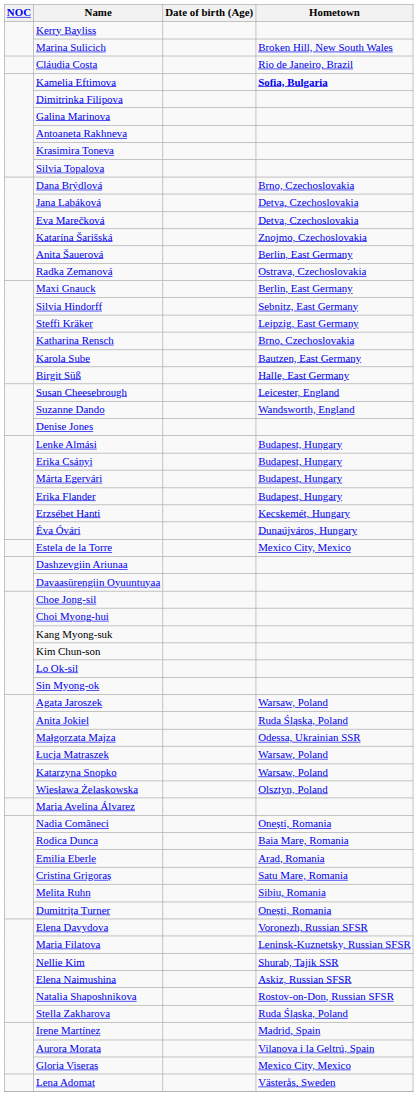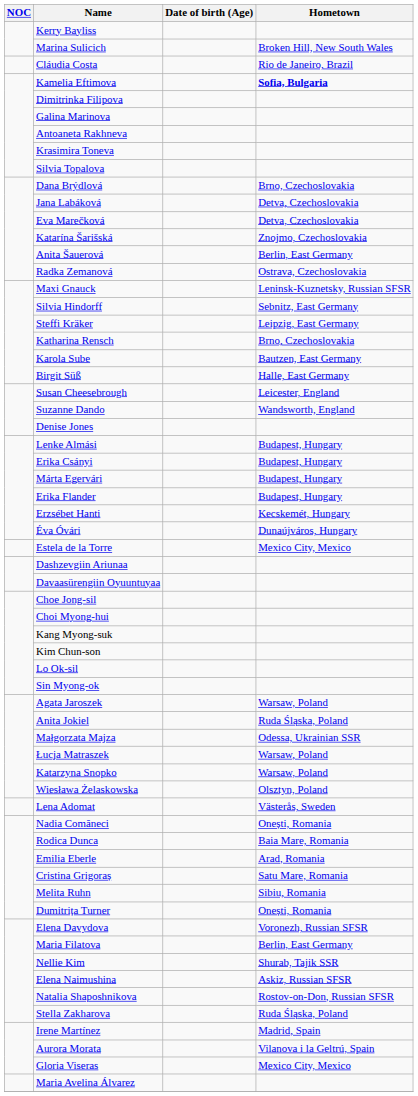(305, 289) Berlin, East Germany -> (334, 289) Leninsk-Kuznetsky, Russian SFSR
rows swapped: (85, 806) <-> (66, 1082)
(334, 944) Leninsk-Kuznetsky, Russian SFSR -> (305, 944) Berlin, East Germany
